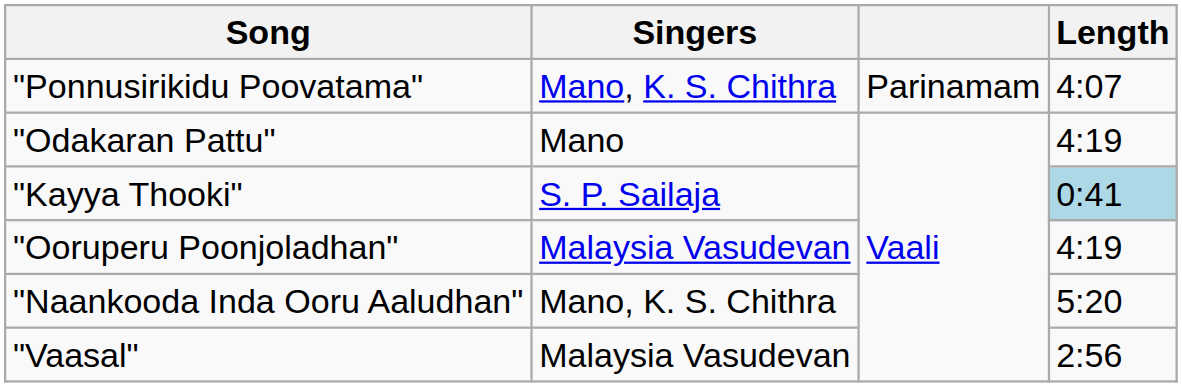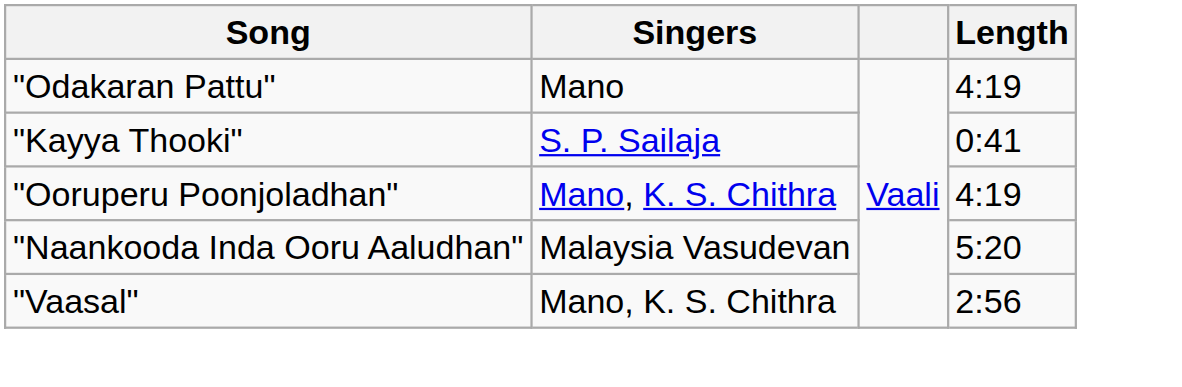- row: (218, 86)
(1089, 194) lightblue background -> (988, 140) no background
(695, 248) Malaysia Vasudevan -> (688, 194) Mano, K. S. Chithra
(688, 302) Mano, K. S. Chithra -> (695, 248) Malaysia Vasudevan
(695, 356) Malaysia Vasudevan -> (688, 302) Mano, K. S. Chithra
